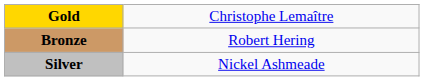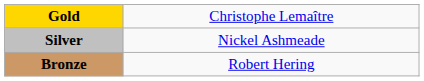rows swapped: (64, 64) <-> (64, 40)
